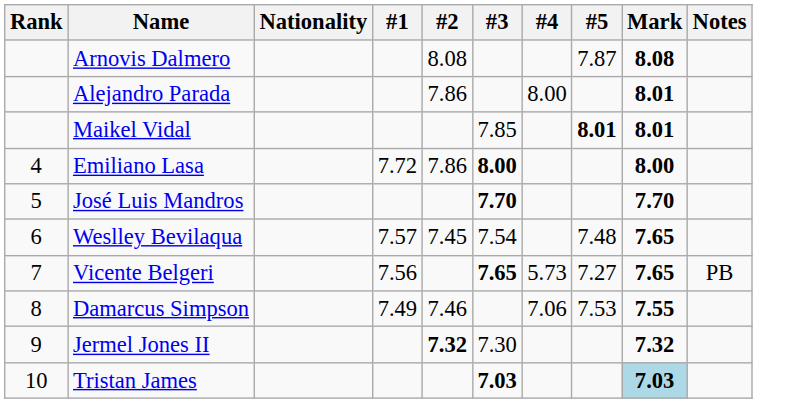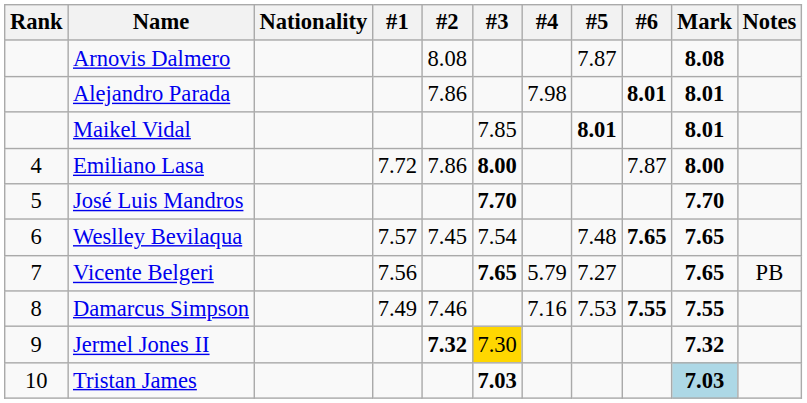+ column: (647, 22)
(547, 93) 8.00 -> (547, 93) 7.98
(547, 272) 5.73 -> (547, 272) 5.79
(547, 308) 7.06 -> (547, 308) 7.16
(497, 344) no background -> (497, 344) gold background
